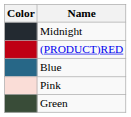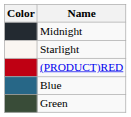+ row: (60, 49)
- row: (50, 85)
